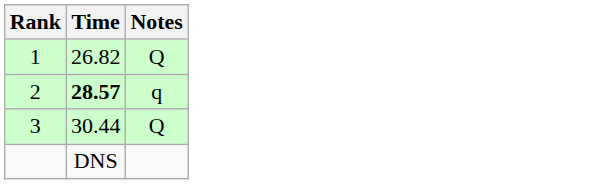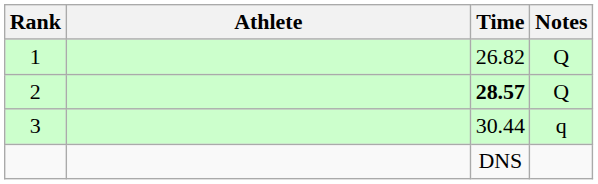+ column: (268, 21)
(157, 91) q -> (561, 91) Q
(157, 126) Q -> (561, 126) q
